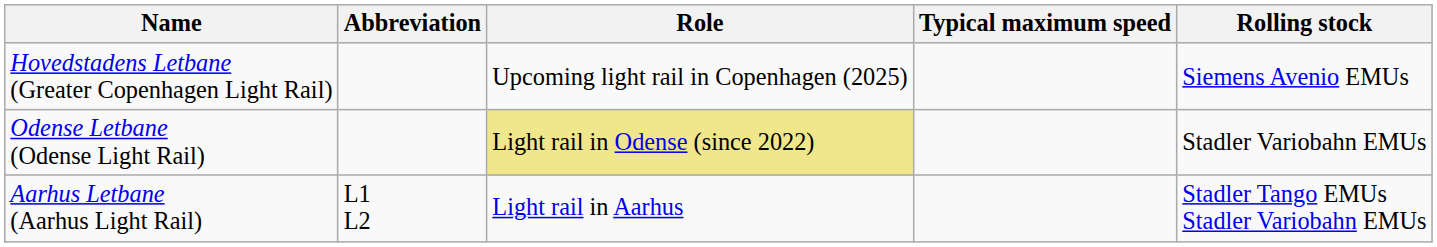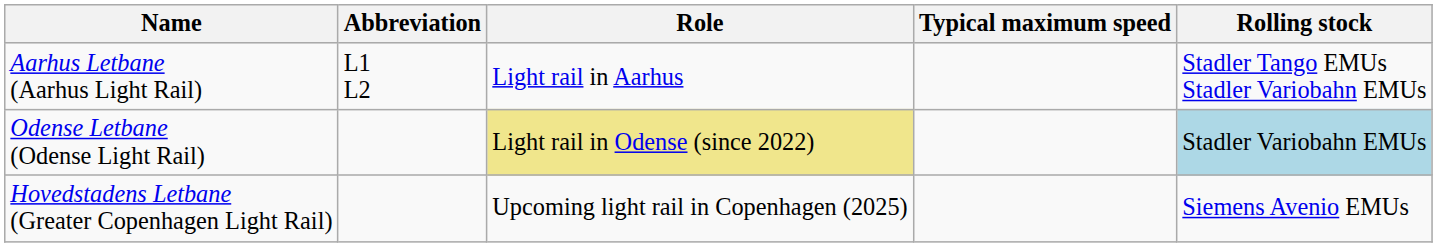rows swapped: (106, 207) <-> (171, 76)
(1304, 141) no background -> (1304, 141) lightblue background
